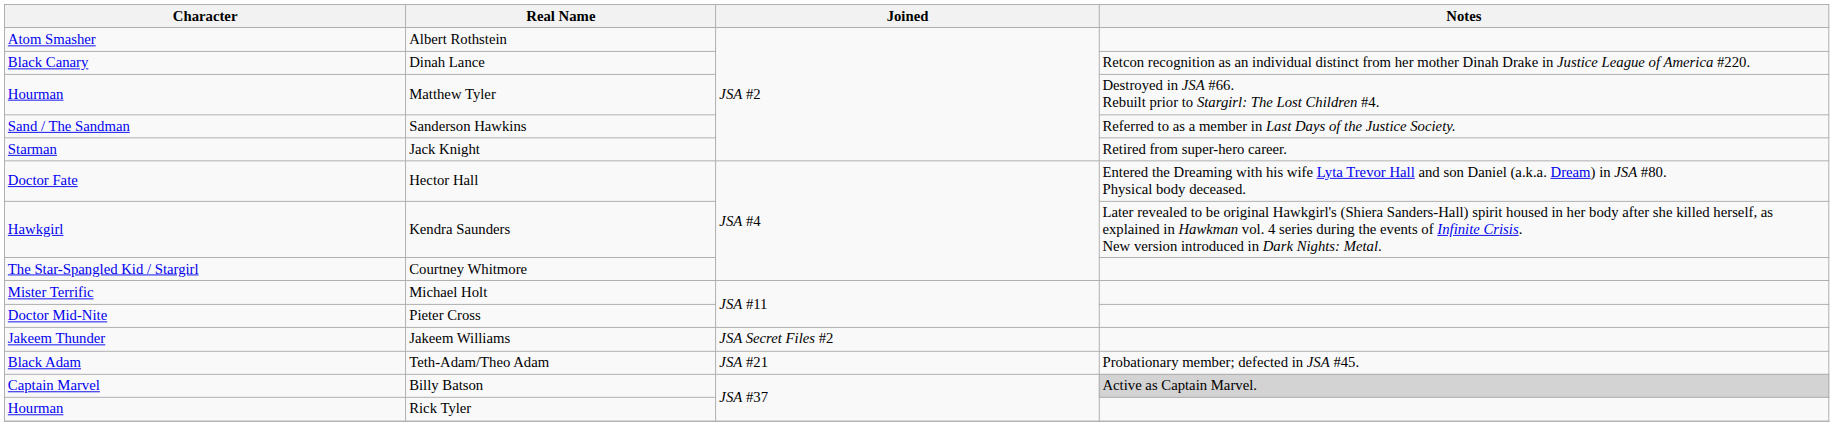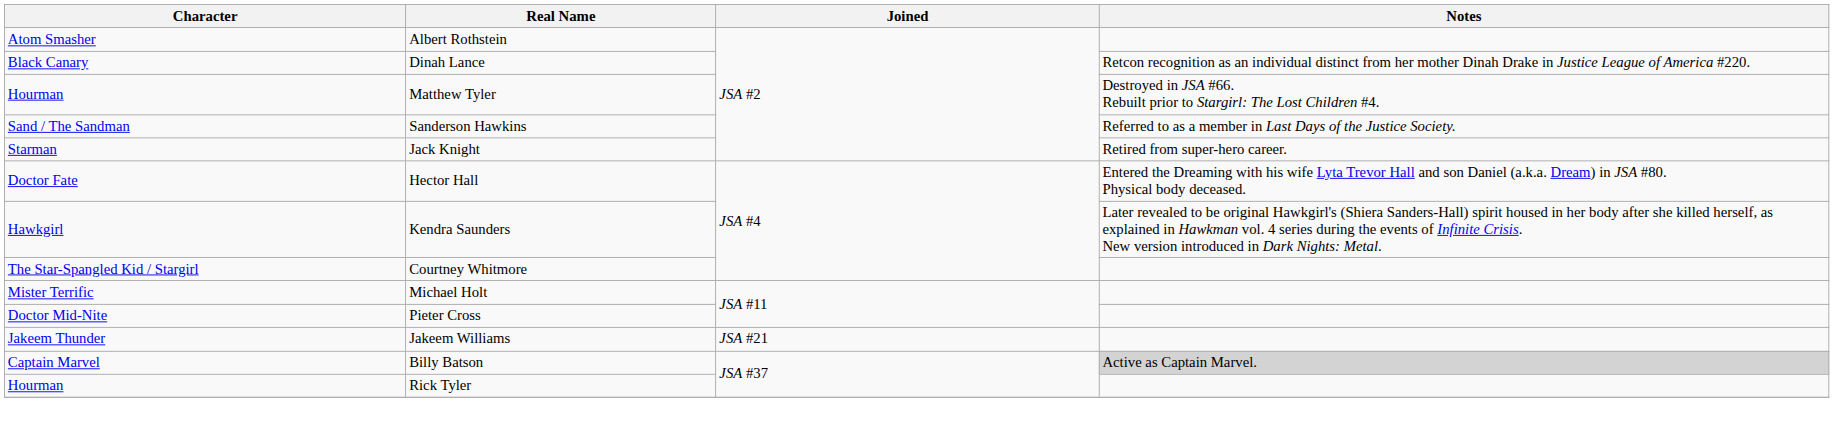(776, 339) JSA Secret Files #2 -> (744, 339) JSA #21
- row: (479, 362)
